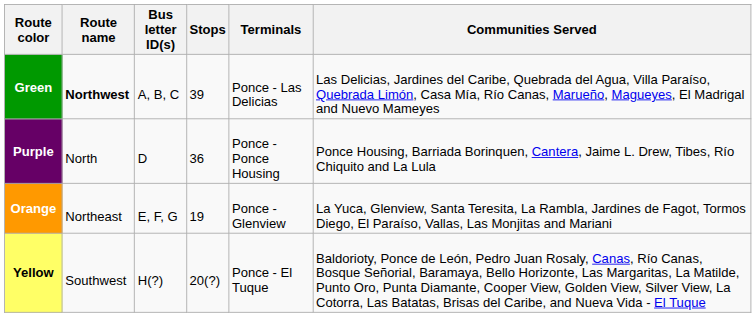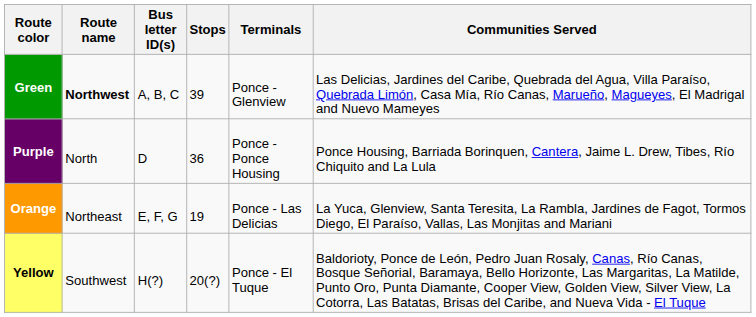(267, 94) Ponce - Las Delicias -> (259, 94) Ponce - Glenview
(259, 216) Ponce - Glenview -> (267, 216) Ponce - Las Delicias
